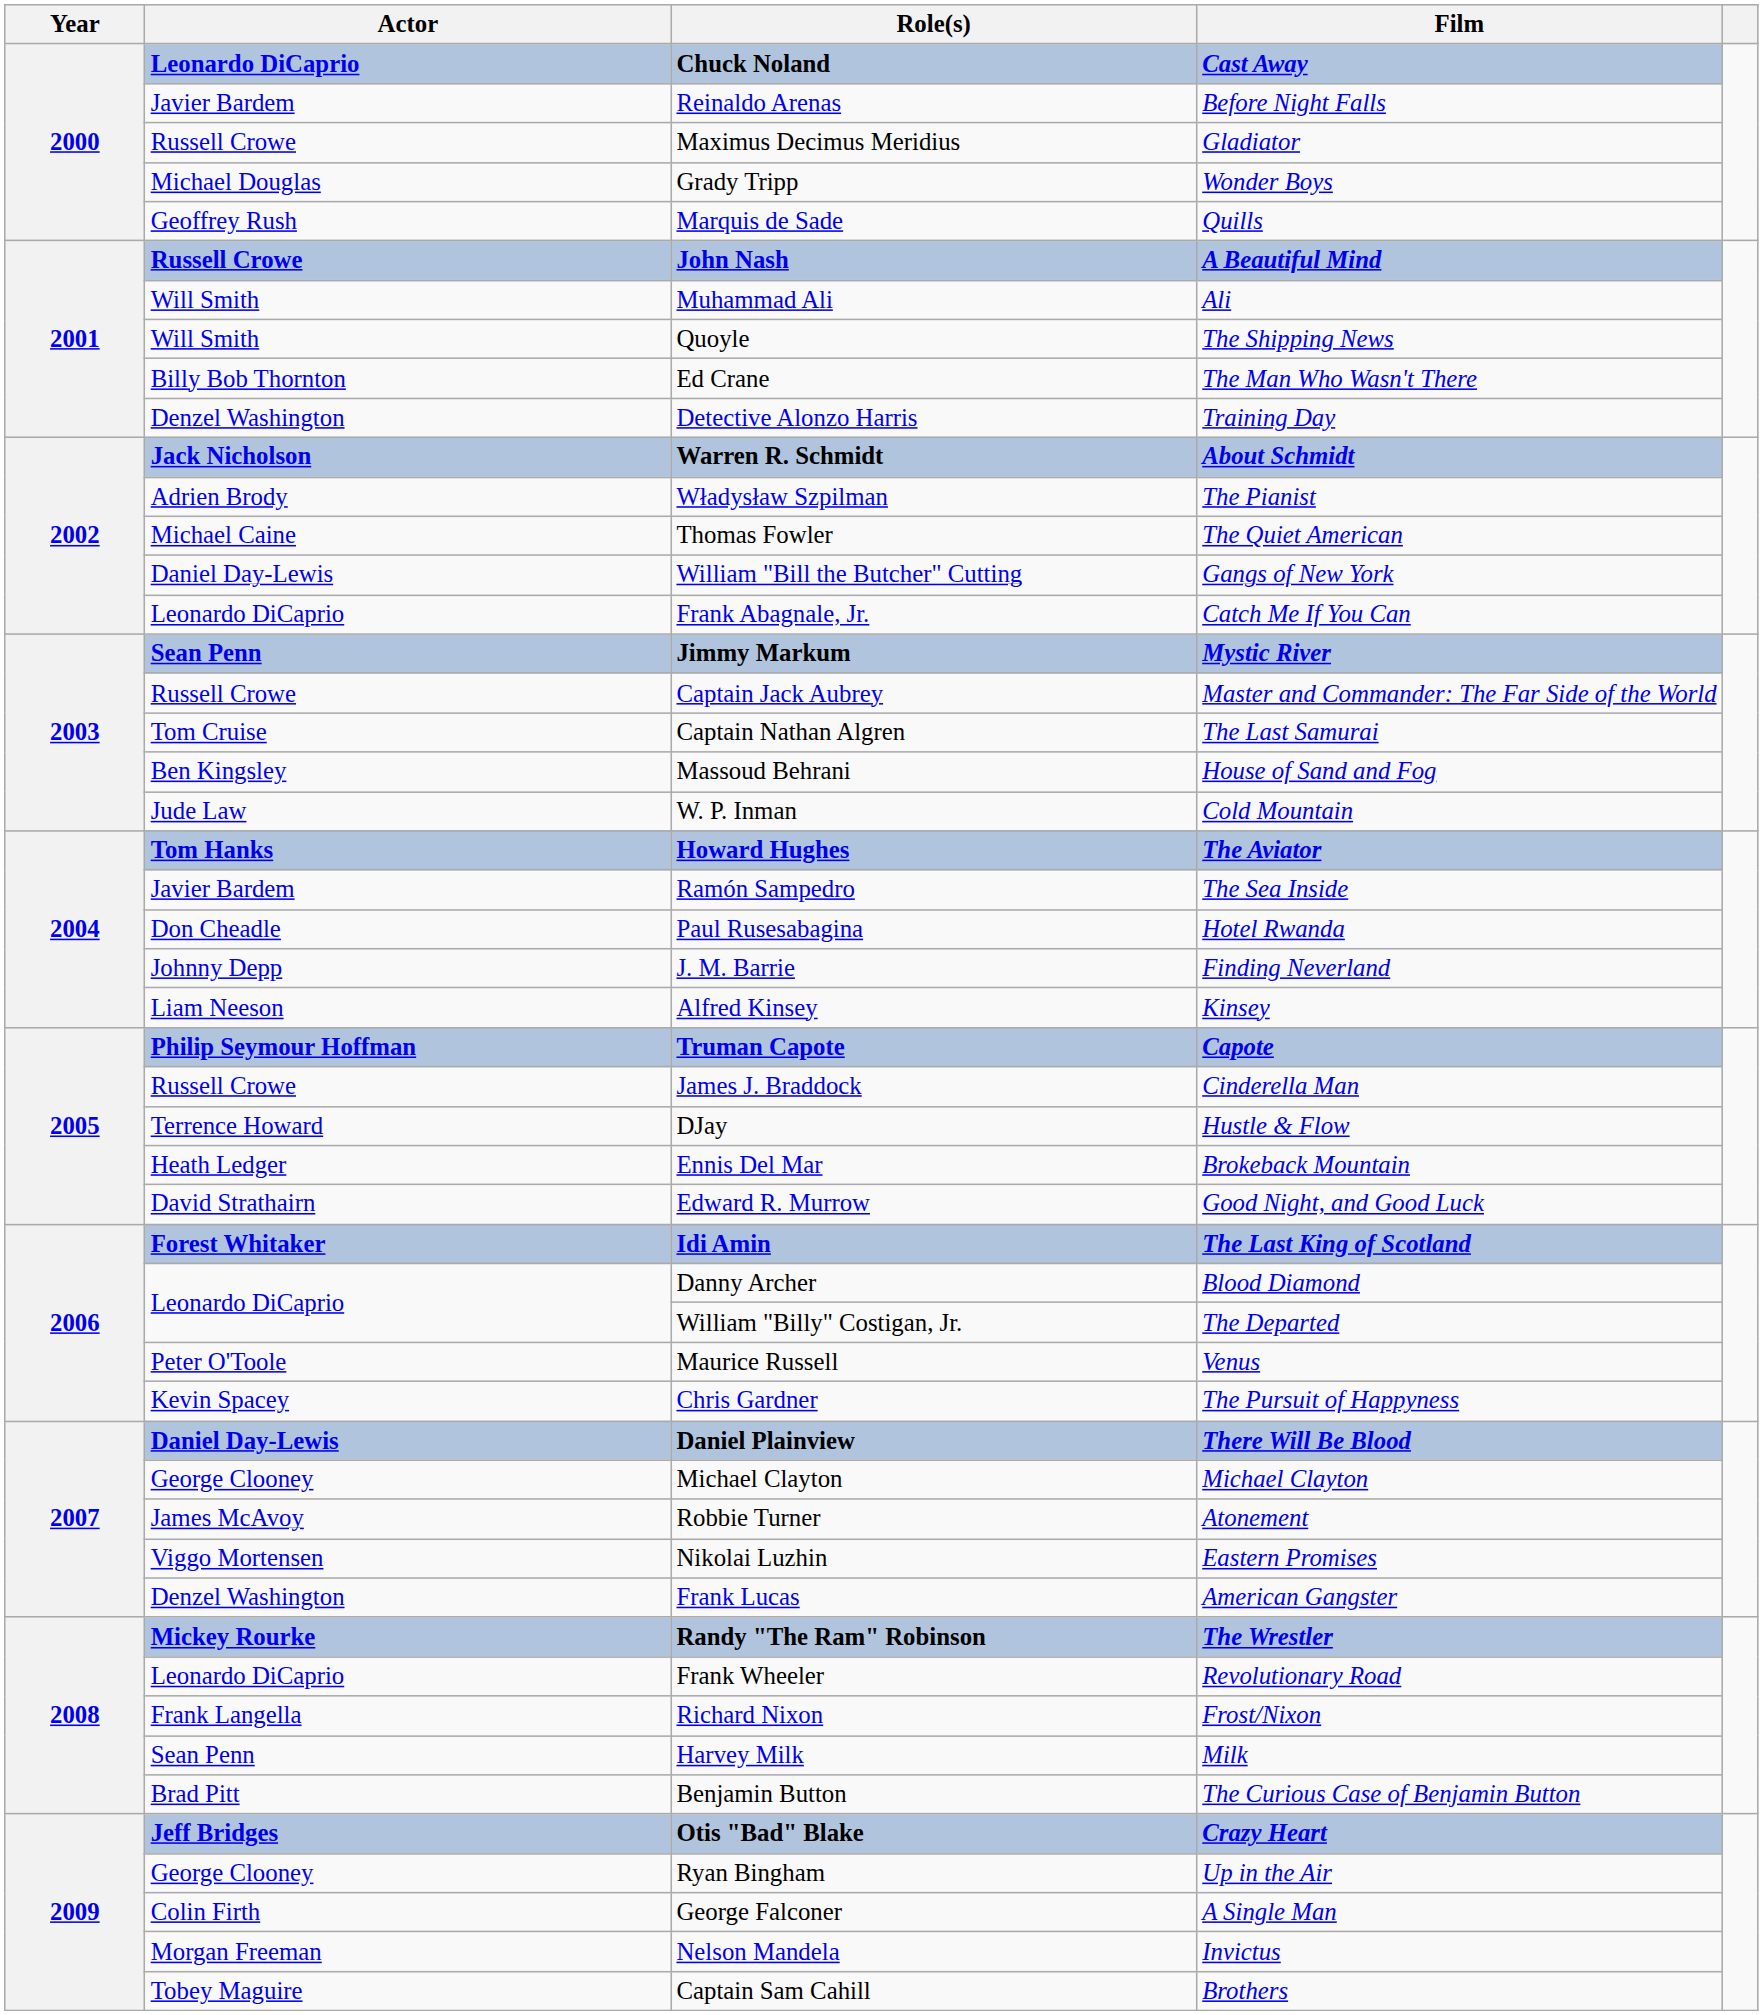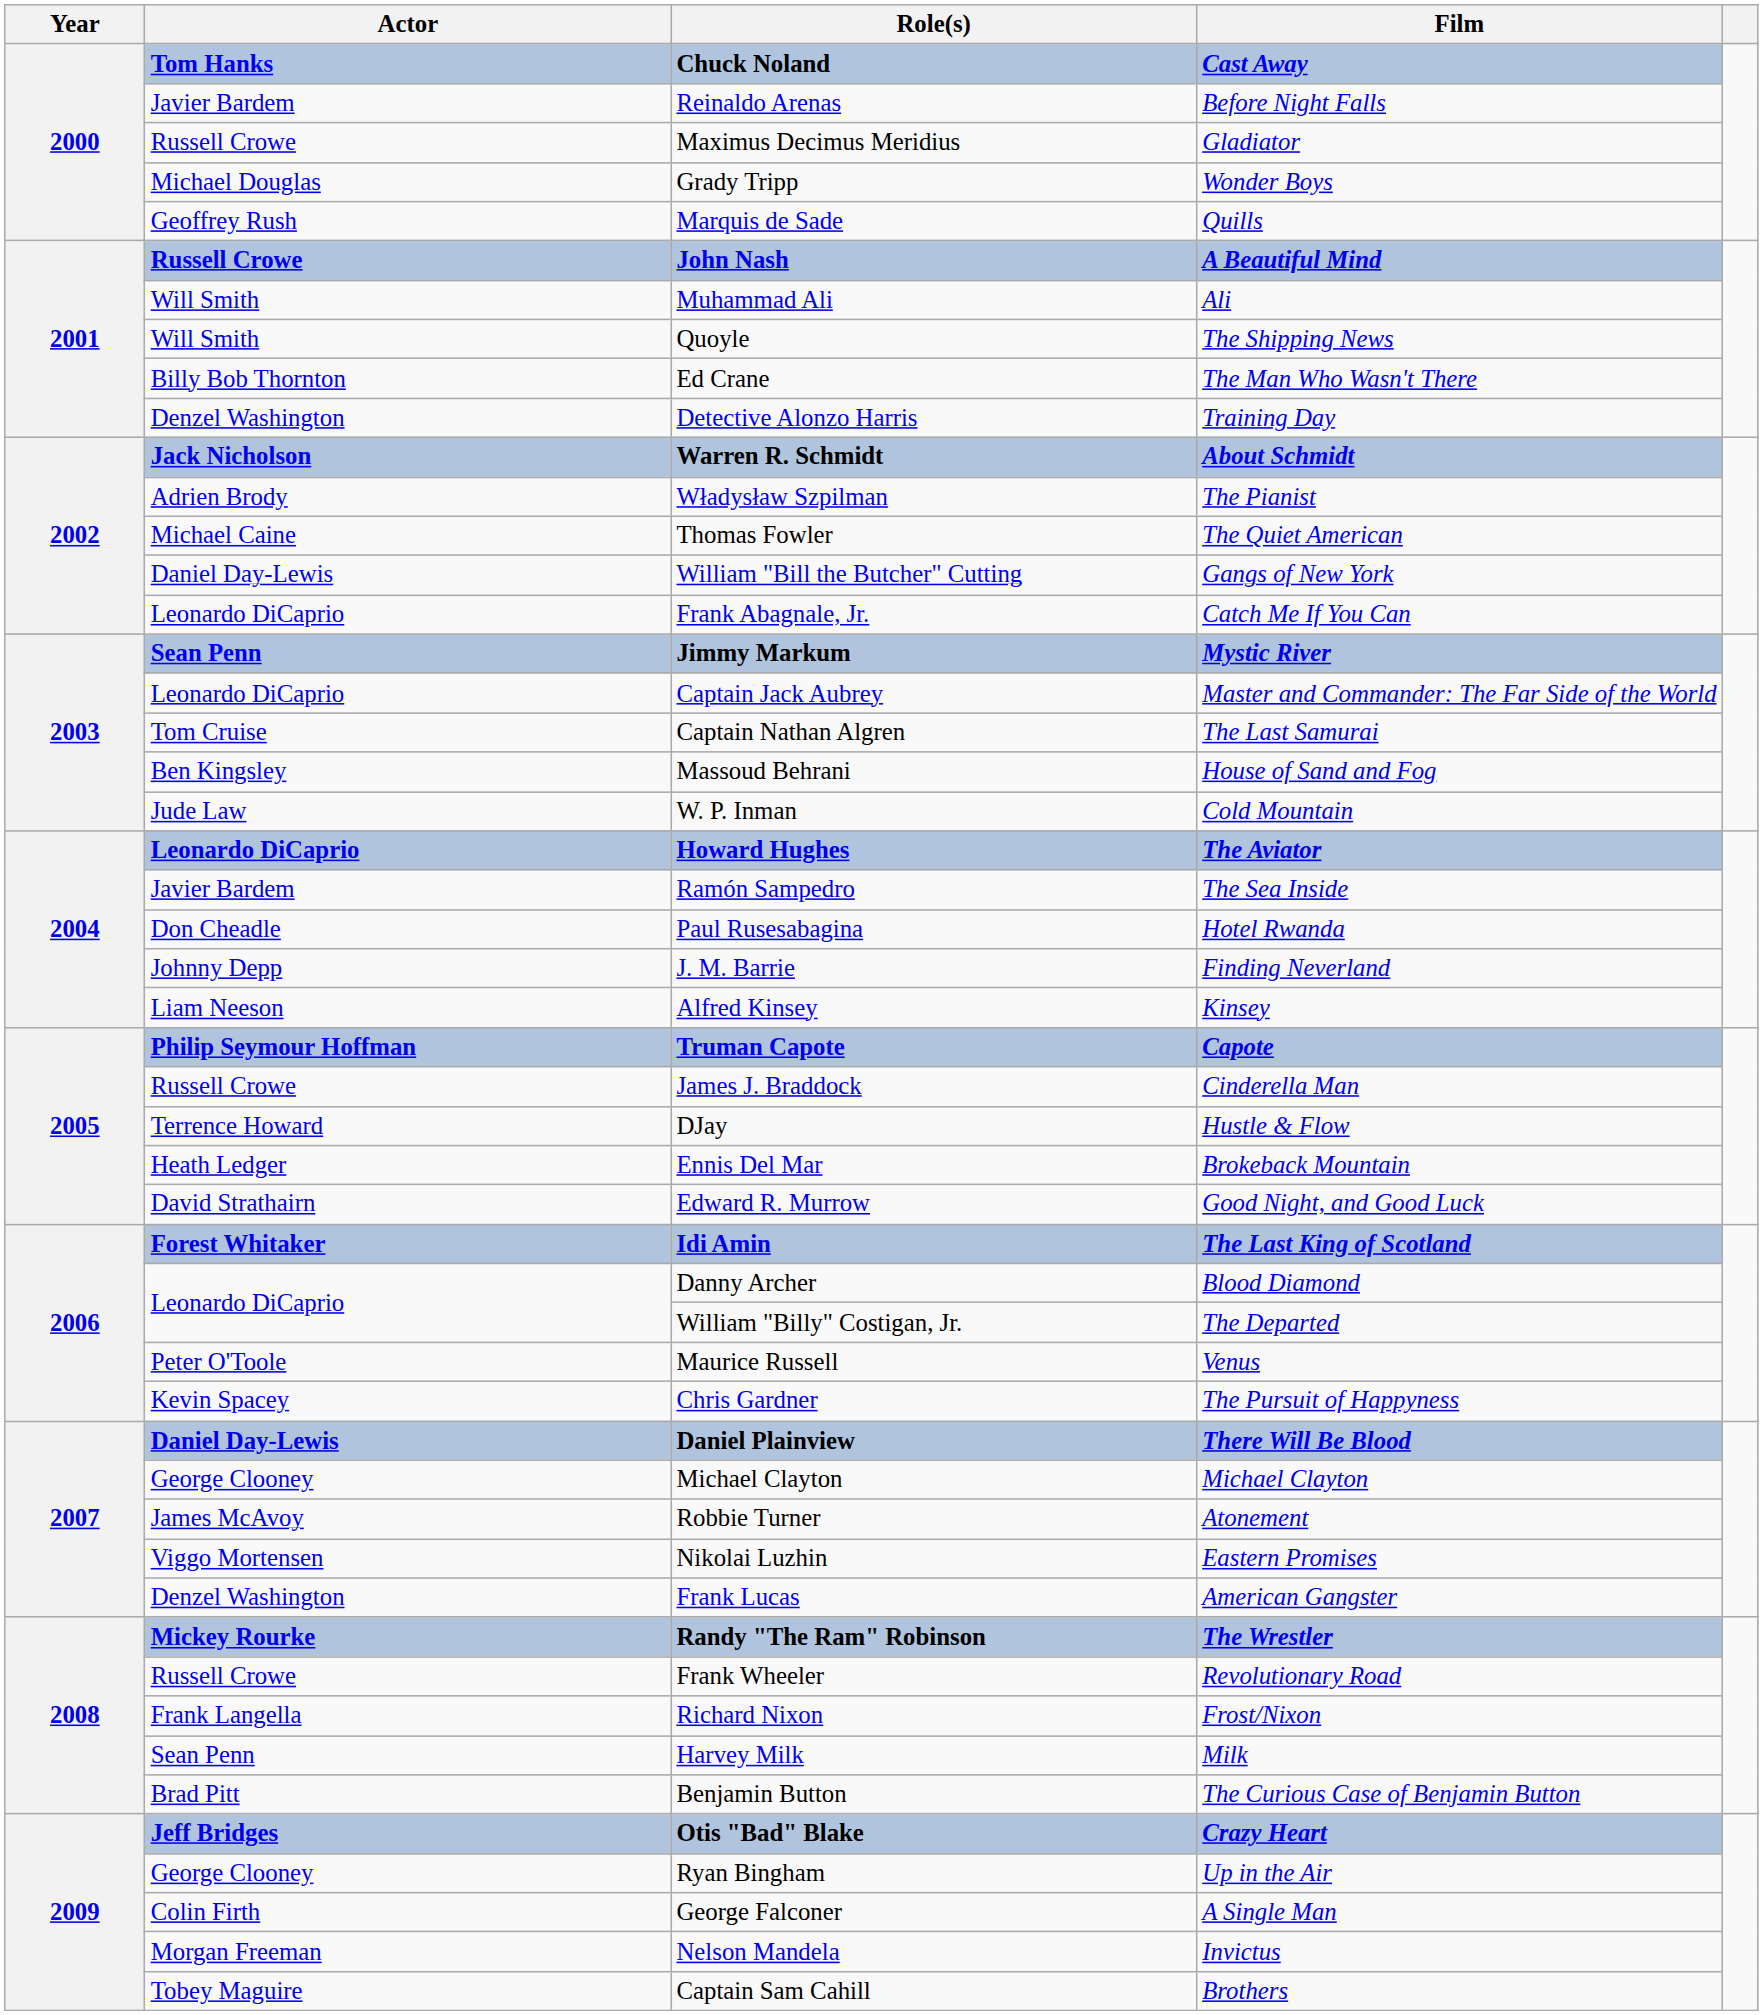(255, 63) Leonardo DiCaprio -> (212, 63) Tom Hanks
(223, 692) Russell Crowe -> (247, 692) Leonardo DiCaprio
(212, 850) Tom Hanks -> (255, 850) Leonardo DiCaprio
(247, 1676) Leonardo DiCaprio -> (223, 1676) Russell Crowe
